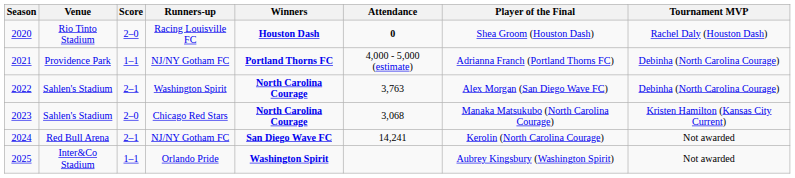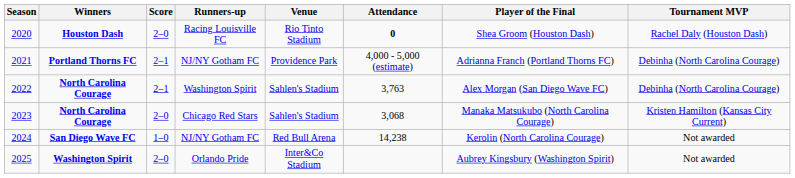columns swapped: (289, 12) <-> (78, 12)
(131, 61) 1–1 -> (161, 61) 2–1
(131, 137) 2–1 -> (161, 137) 1–0
(393, 137) 14,241 -> (393, 137) 14,238
(131, 159) 1–1 -> (161, 159) 2–0
